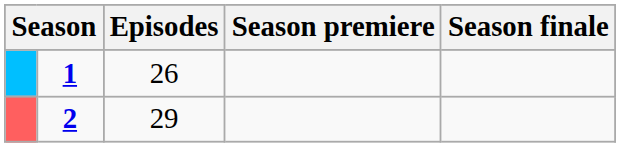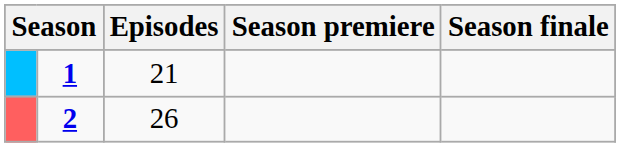(164, 73) 26 -> (164, 73) 21
(164, 118) 29 -> (164, 118) 26
